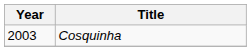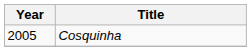(22, 35) 2003 -> (22, 35) 2005
